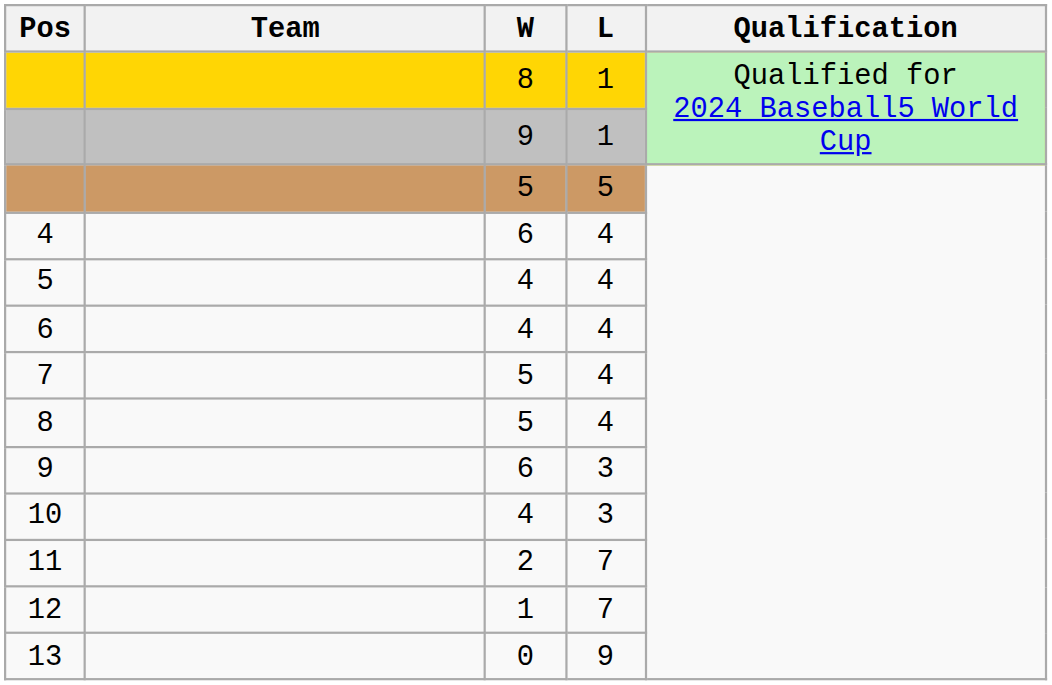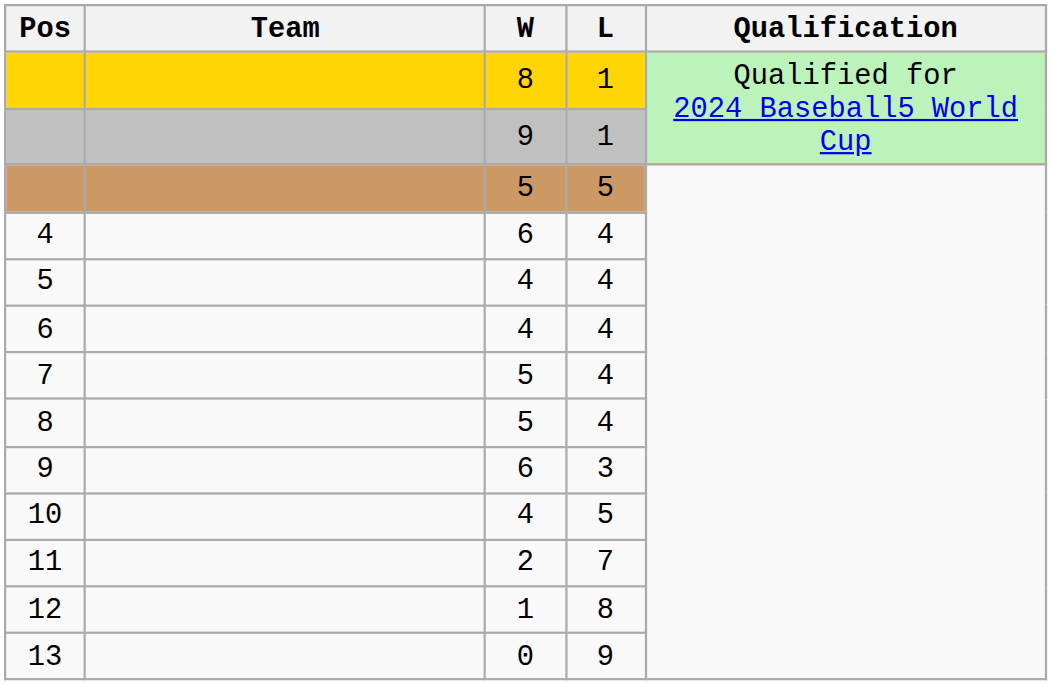(605, 516) 3 -> (605, 516) 5
(605, 610) 7 -> (605, 610) 8
